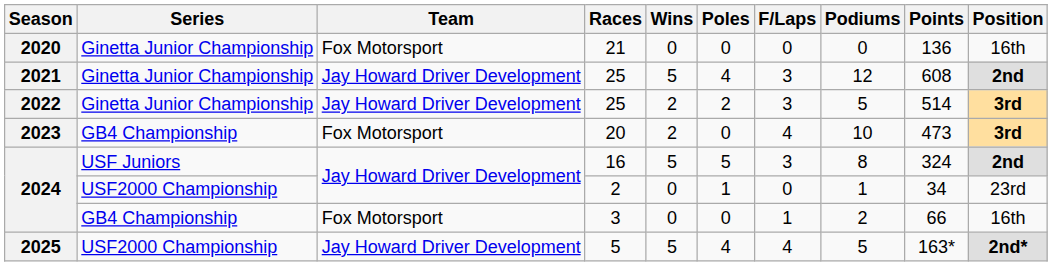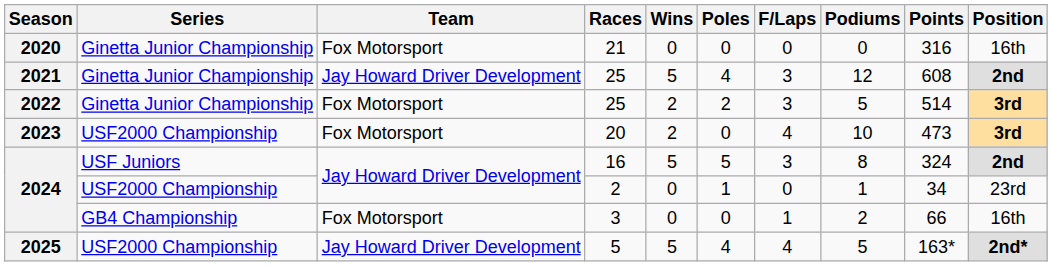(937, 48) 136 -> (937, 48) 316
(451, 105) Jay Howard Driver Development -> (382, 105) Fox Motorsport
(159, 133) GB4 Championship -> (179, 133) USF2000 Championship
